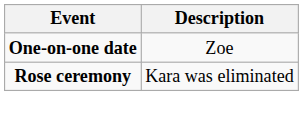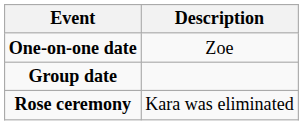+ row: (73, 76)
